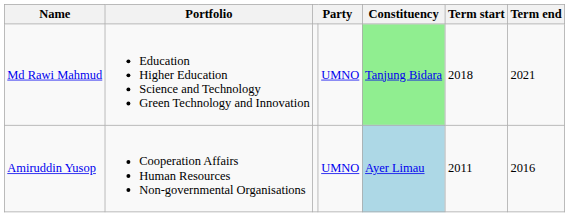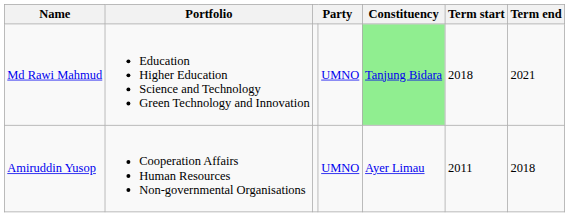(395, 168) lightblue background -> (395, 168) no background
(523, 168) 2016 -> (523, 168) 2018
